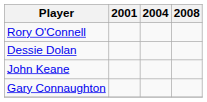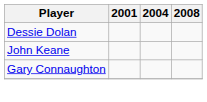- row: (46, 32)
